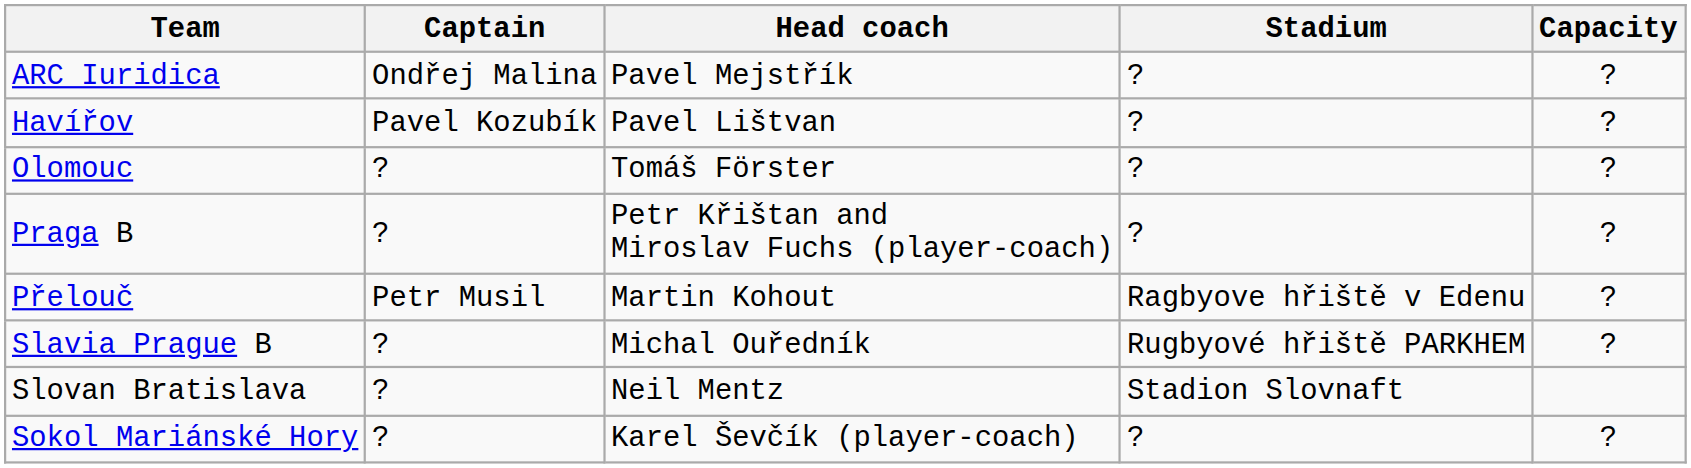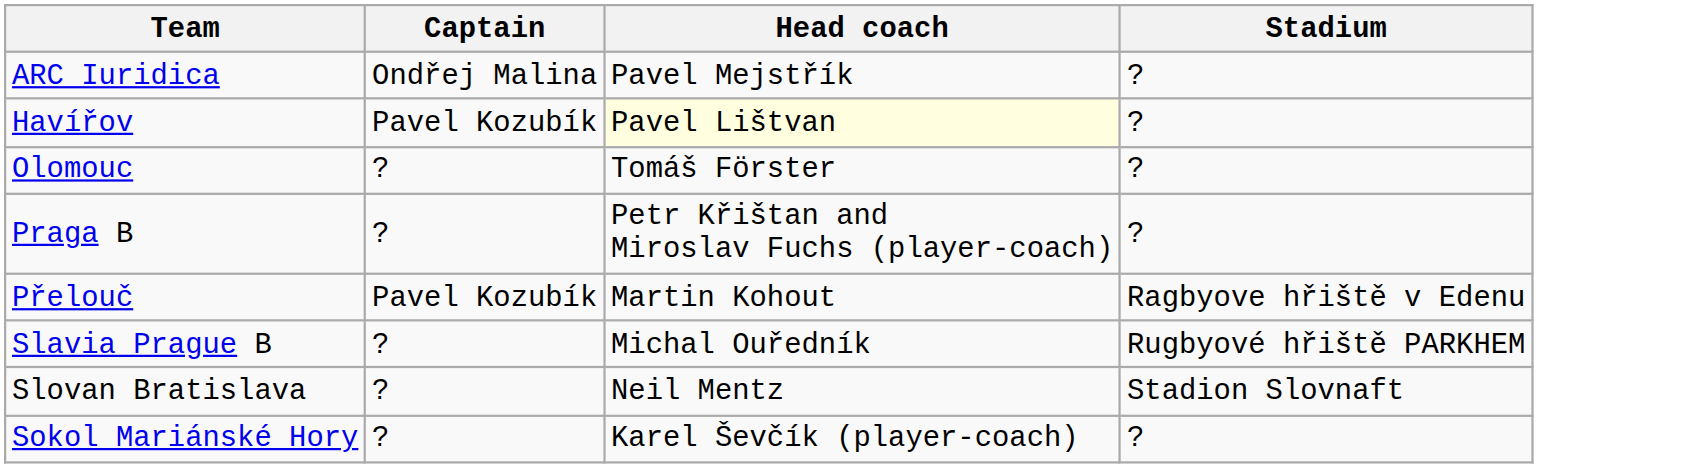- column: (1608, 29)
(724, 123) no background -> (724, 123) lightyellow background
(459, 297) Petr Musil -> (485, 297) Pavel Kozubík
